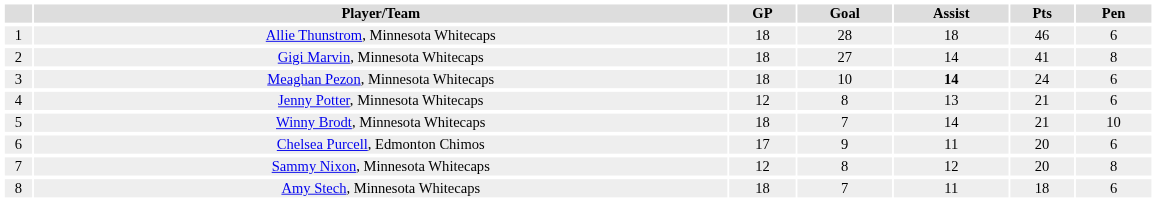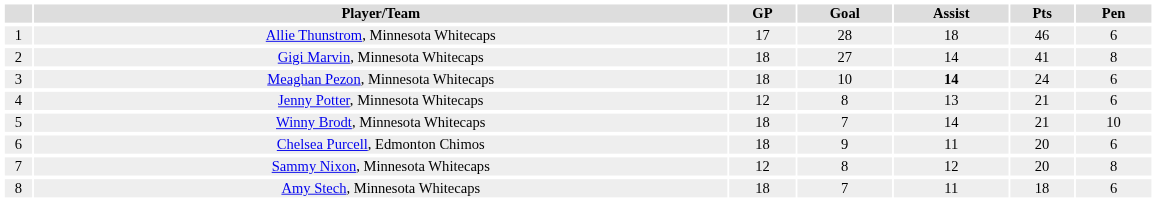(762, 35) 18 -> (762, 35) 17
(762, 144) 17 -> (762, 144) 18
